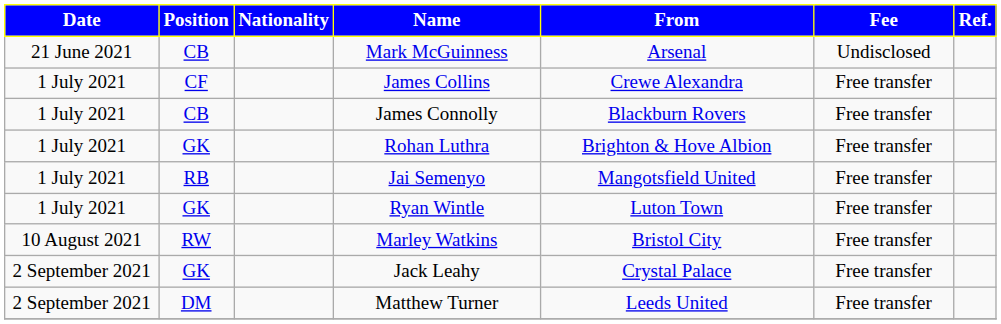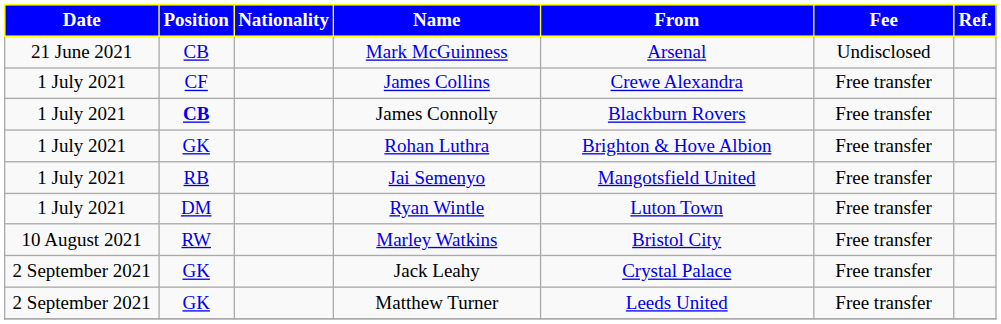(196, 114) normal -> (196, 114) bold
(196, 208) GK -> (196, 208) DM
(196, 302) DM -> (196, 302) GK
